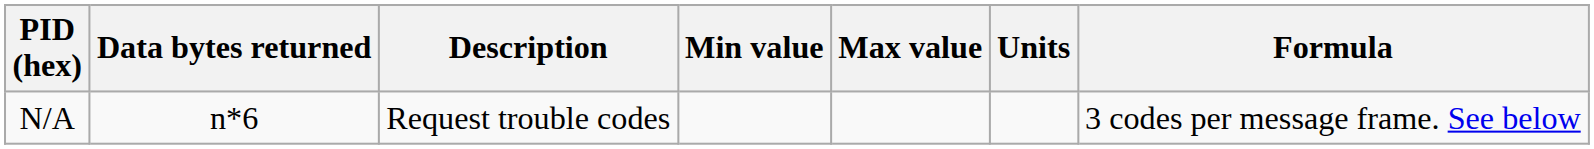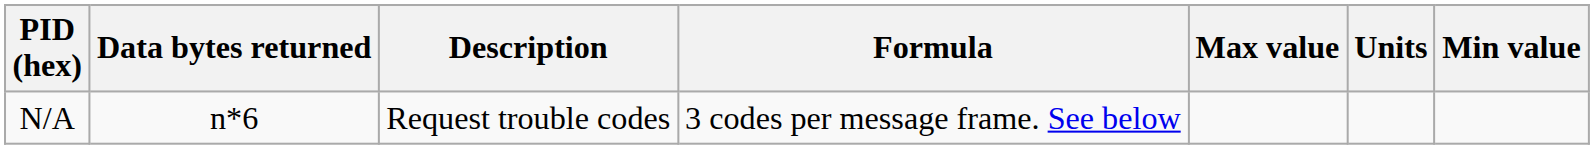columns swapped: (754, 48) <-> (1333, 48)
